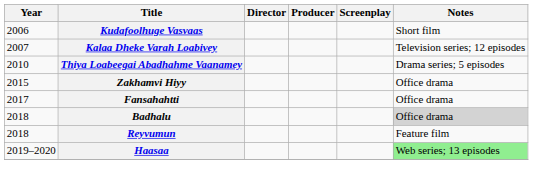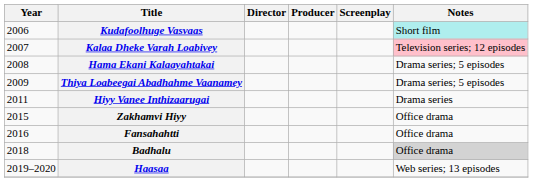(418, 30) no background -> (418, 30) paleturquoise background
(460, 47) no background -> (460, 47) pink background
+ row: (151, 64)
(18, 64) 2010 -> (18, 82) 2009
+ row: (151, 99)
(18, 99) 2017 -> (18, 133) 2016
- row: (151, 133)
(448, 151) lightgreen background -> (448, 168) no background
